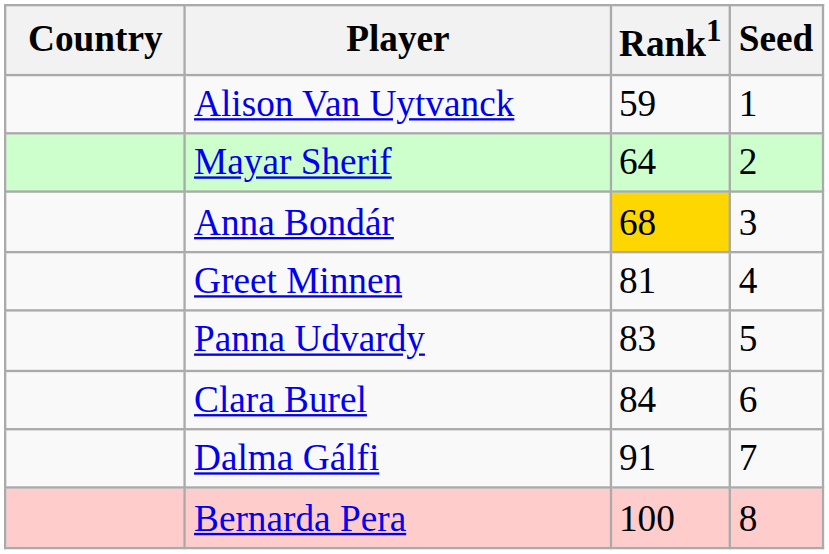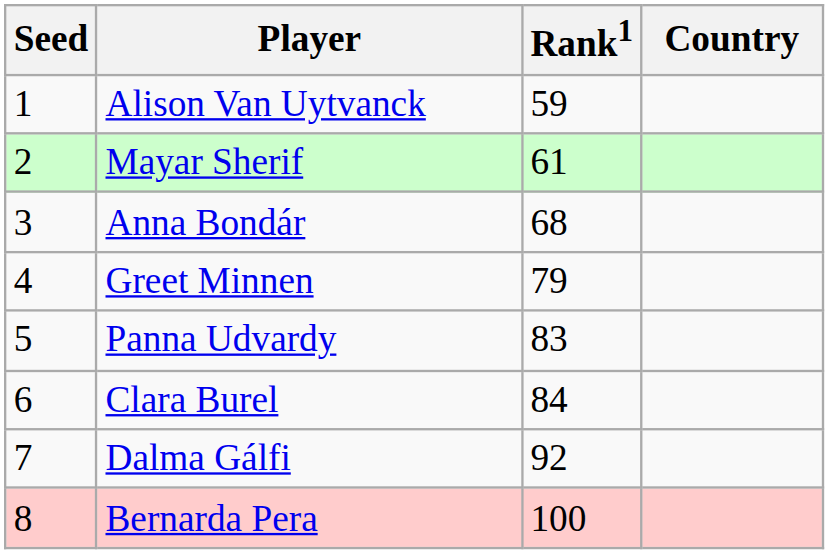columns swapped: (95, 39) <-> (776, 39)
(638, 162) 64 -> (549, 162) 61
(638, 221) gold background -> (549, 221) no background
(638, 280) 81 -> (549, 280) 79
(638, 458) 91 -> (549, 458) 92
